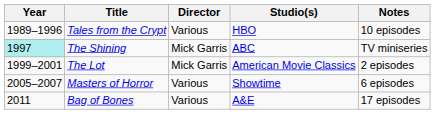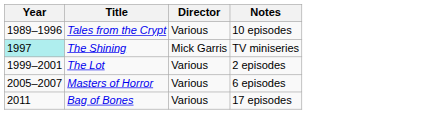- column: (294, 13)
(199, 65) Mick Garris -> (190, 65) Various
